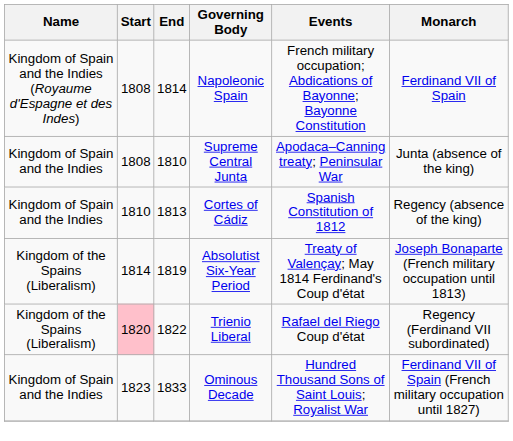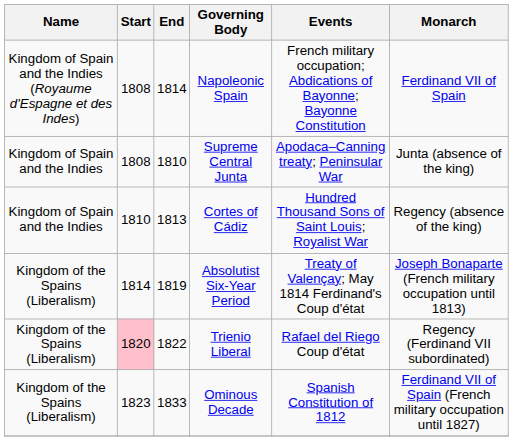(331, 212) Spanish Constitution of 1812 -> (331, 220) Hundred Thousand Sons of Saint Louis; Royalist War
(61, 387) Kingdom of Spain and the Indies -> (61, 402) Kingdom of the Spains (Liberalism)
(331, 387) Hundred Thousand Sons of Saint Louis; Royalist War -> (331, 402) Spanish Constitution of 1812
